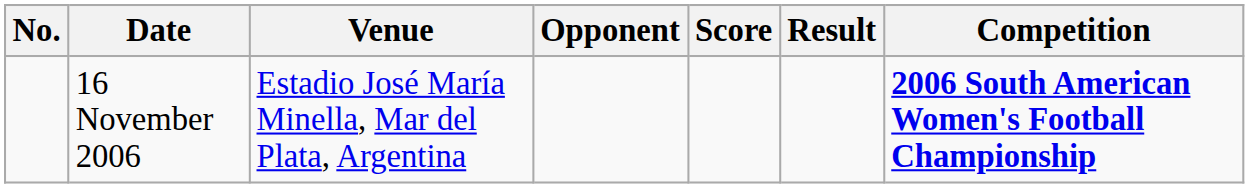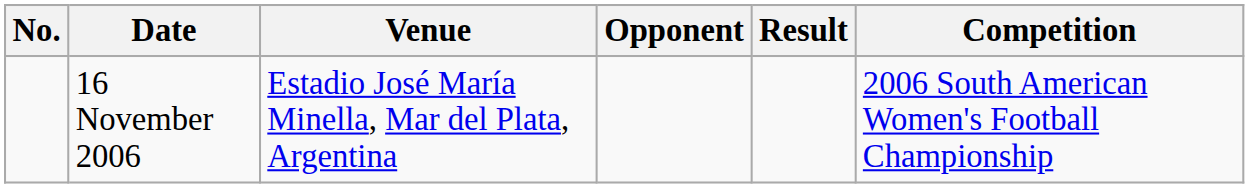- column: (734, 30)
(1041, 118) bold -> (1005, 118) normal
